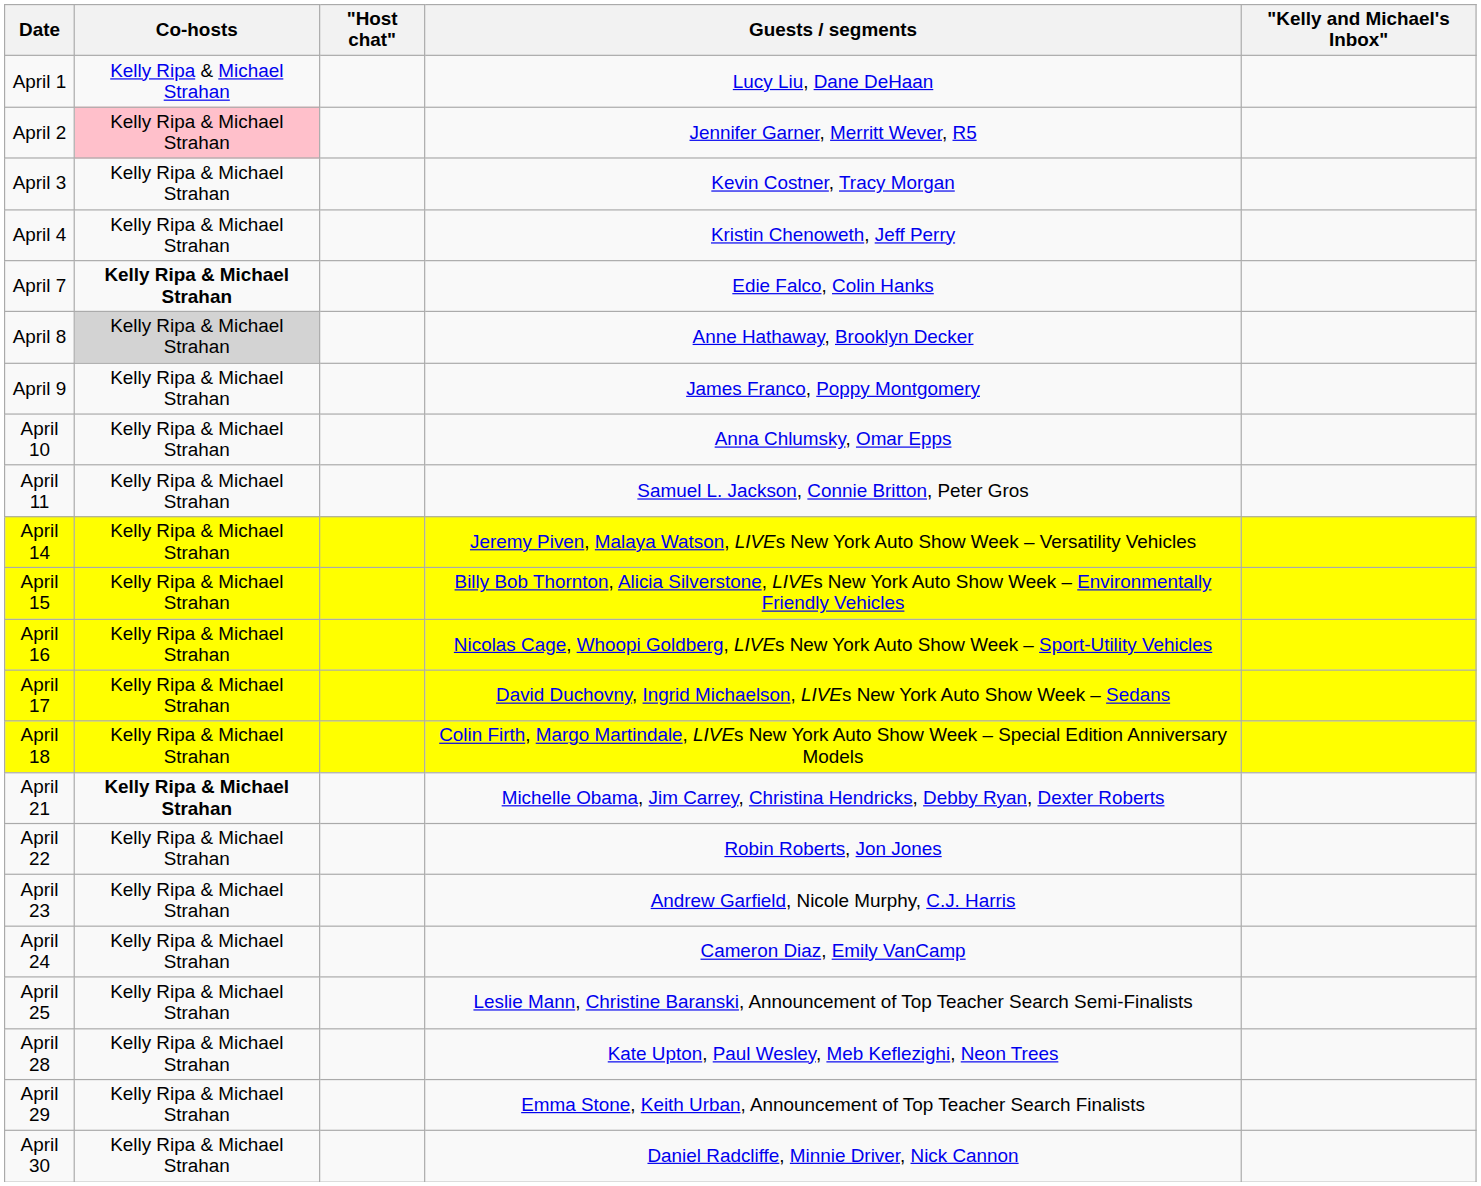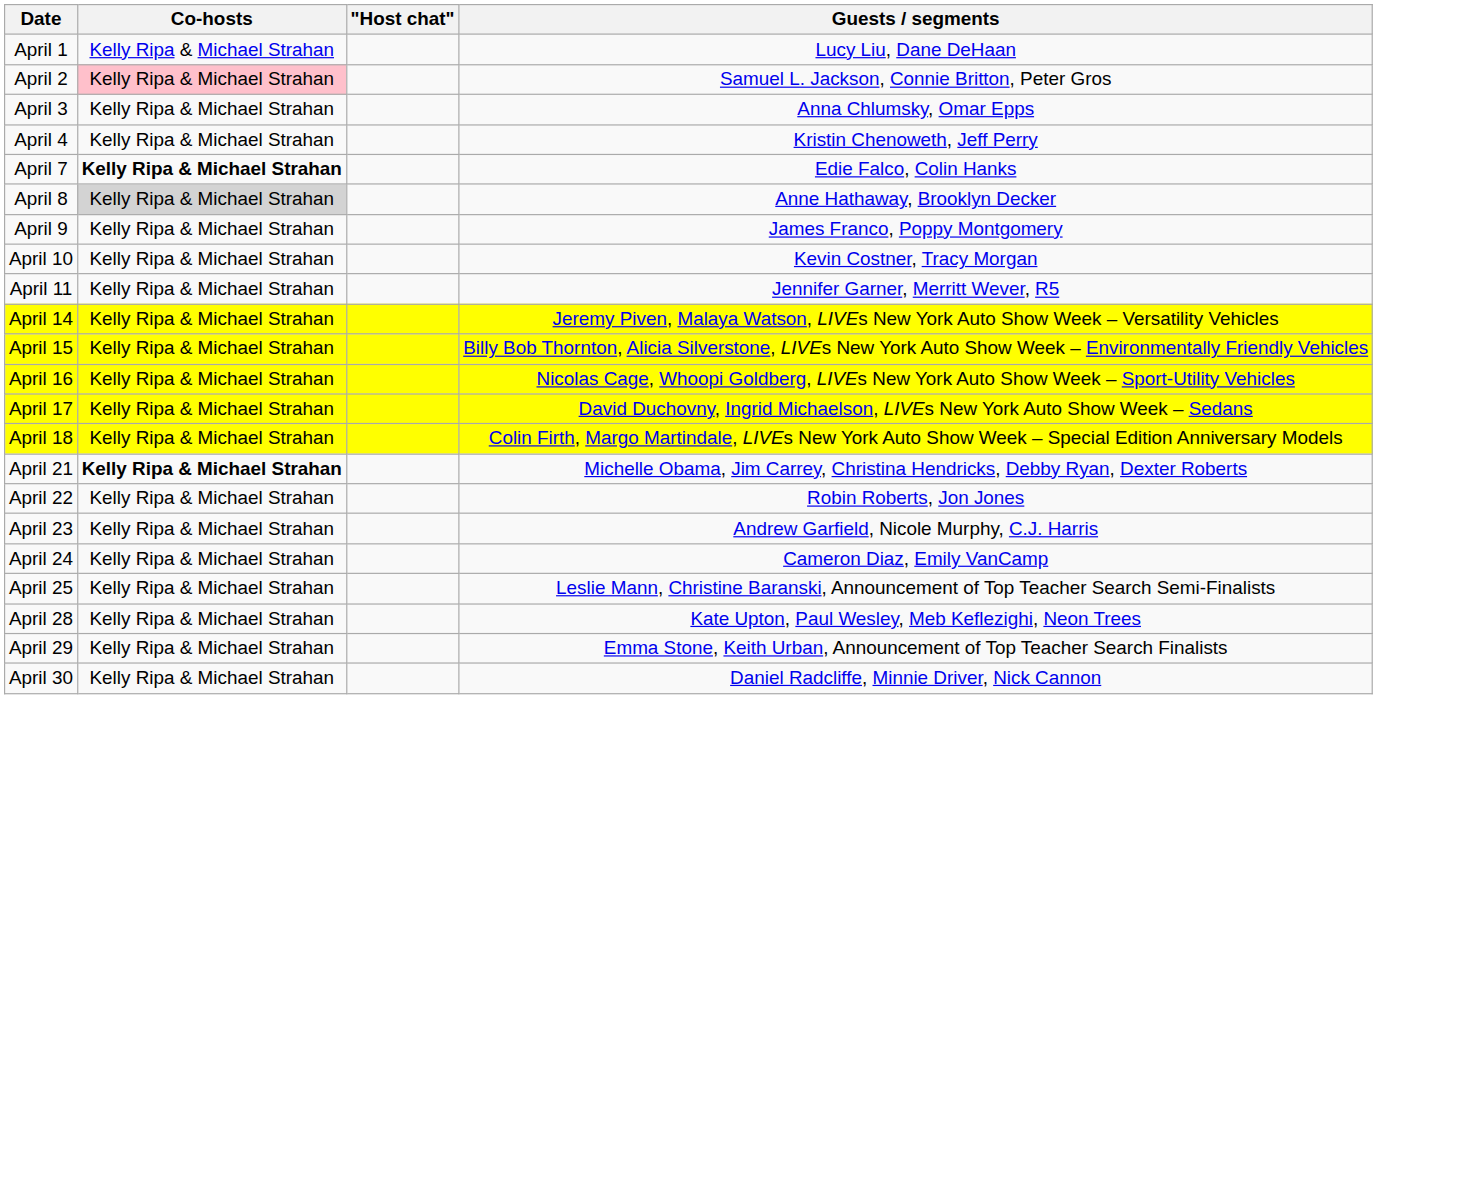- column: (1359, 30)
(833, 132) Jennifer Garner, Merritt Wever, R5 -> (916, 79) Samuel L. Jackson, Connie Britton, Peter Gros
(833, 183) Kevin Costner, Tracy Morgan -> (916, 109) Anna Chlumsky, Omar Epps
(833, 439) Anna Chlumsky, Omar Epps -> (916, 259) Kevin Costner, Tracy Morgan
(833, 490) Samuel L. Jackson, Connie Britton, Peter Gros -> (916, 288) Jennifer Garner, Merritt Wever, R5
